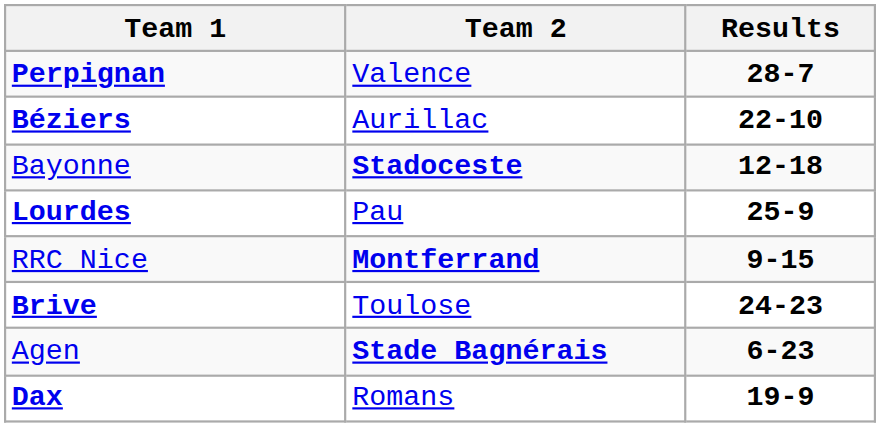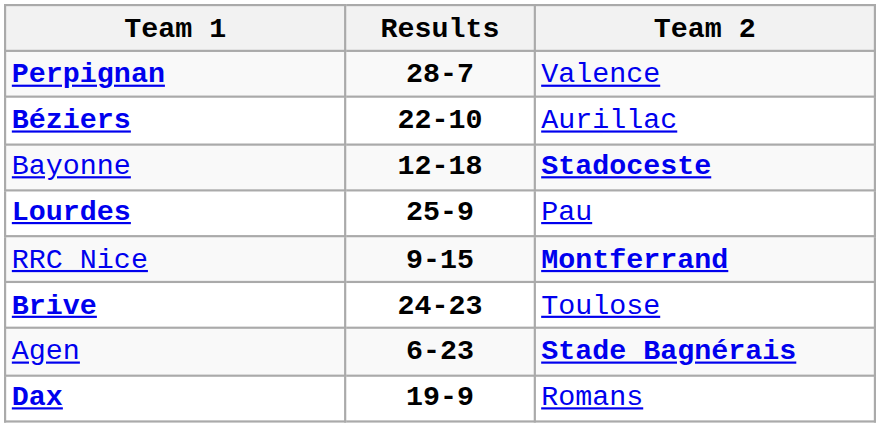columns swapped: (516, 28) <-> (780, 28)
